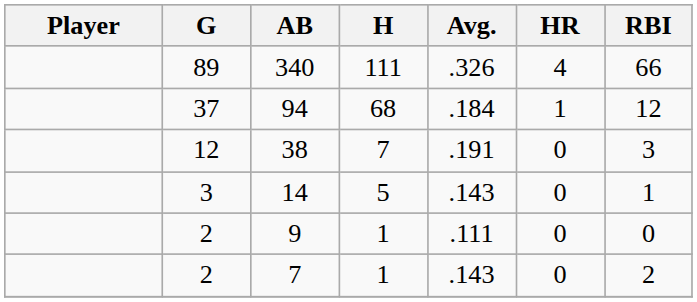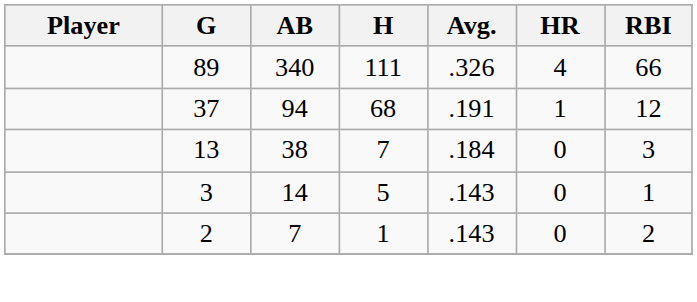(472, 108) .184 -> (472, 108) .191
(206, 150) 12 -> (206, 150) 13
(472, 150) .191 -> (472, 150) .184
- row: (295, 233)
